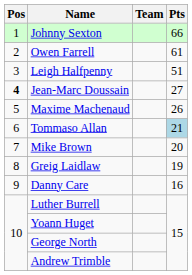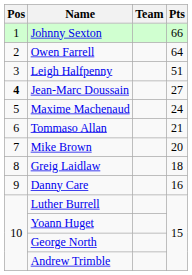(177, 52) 61 -> (177, 52) 64
(177, 109) 26 -> (177, 109) 24
(177, 128) lightblue background -> (177, 128) no background
(177, 166) 19 -> (177, 166) 18
